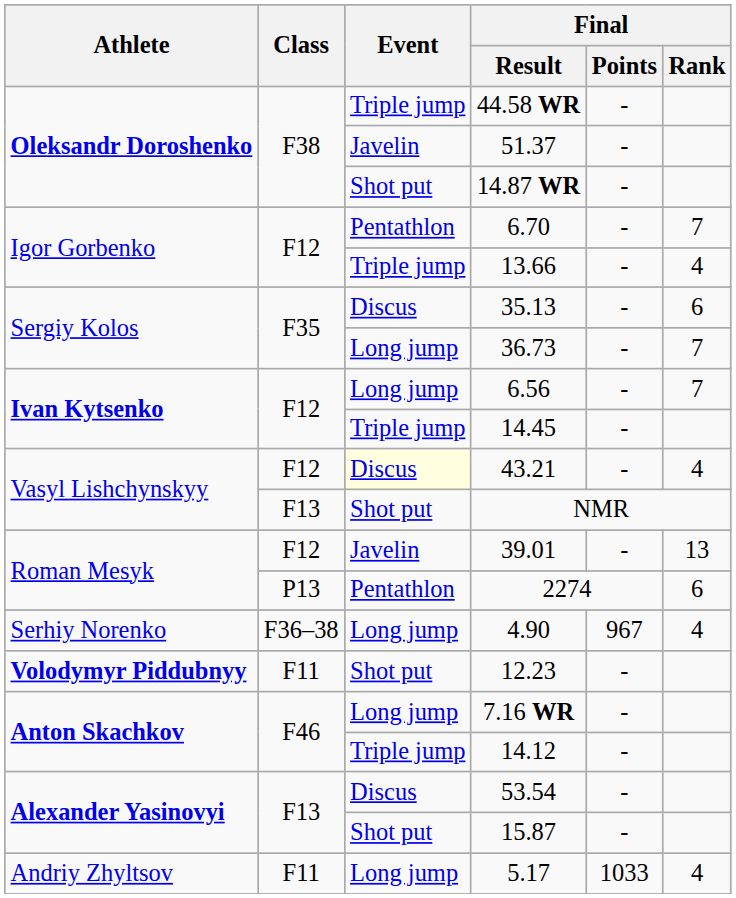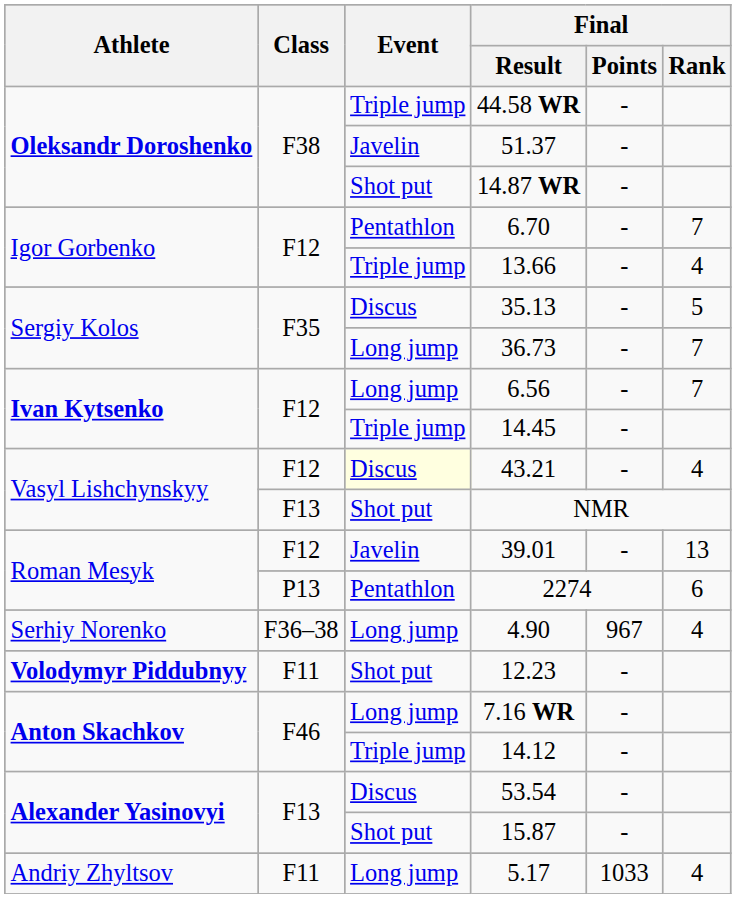(697, 307) 6 -> (697, 307) 5
